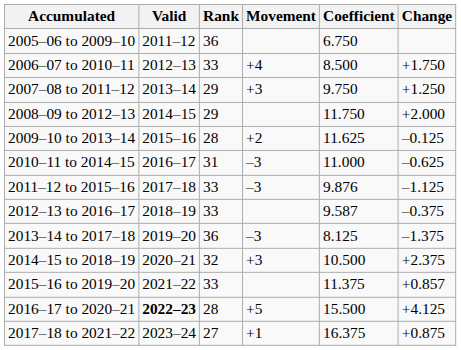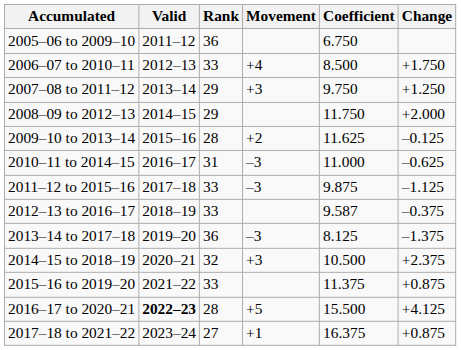(340, 187) 9.876 -> (340, 187) 9.875
(423, 284) +0.857 -> (423, 284) +0.875
